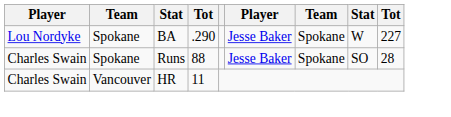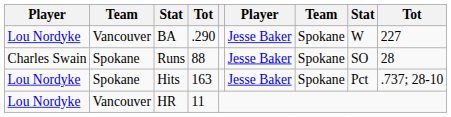(116, 36) Spokane -> (122, 36) Vancouver
+ row: (169, 79)
(47, 79) Charles Swain -> (44, 101) Lou Nordyke
